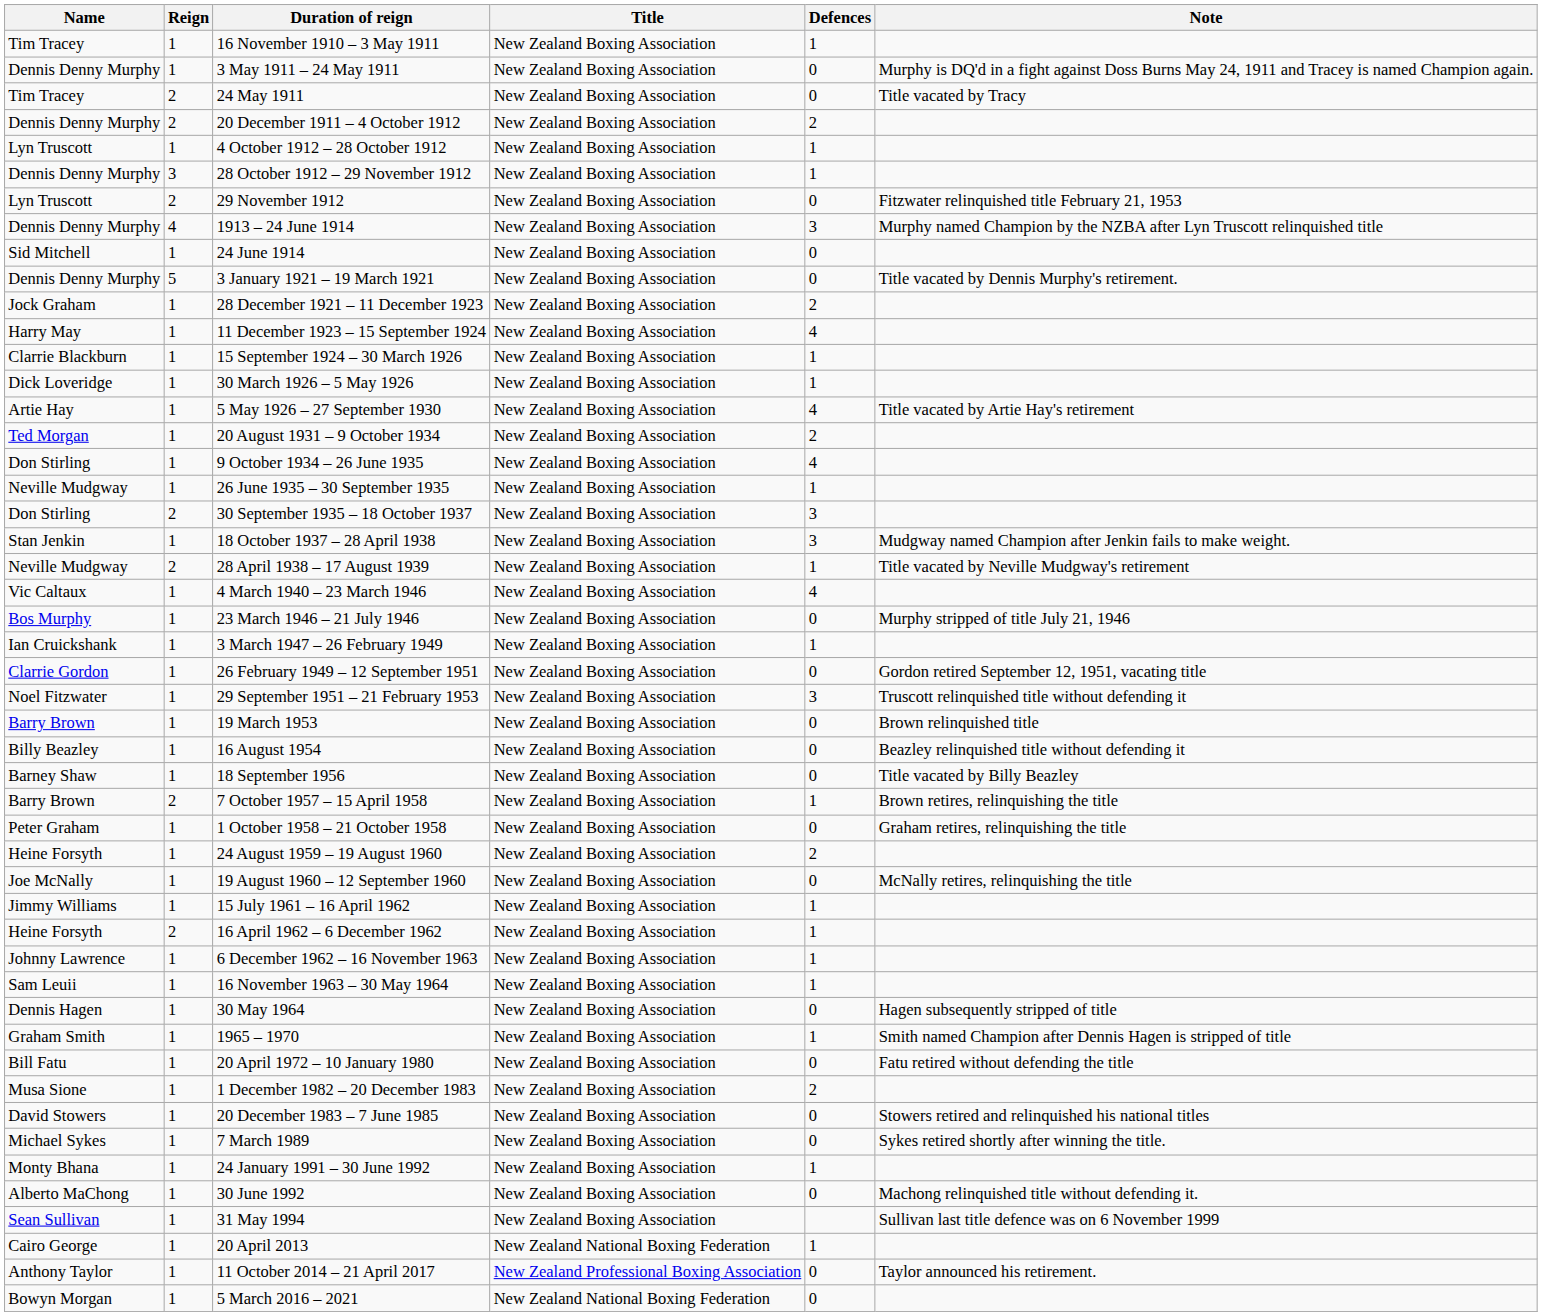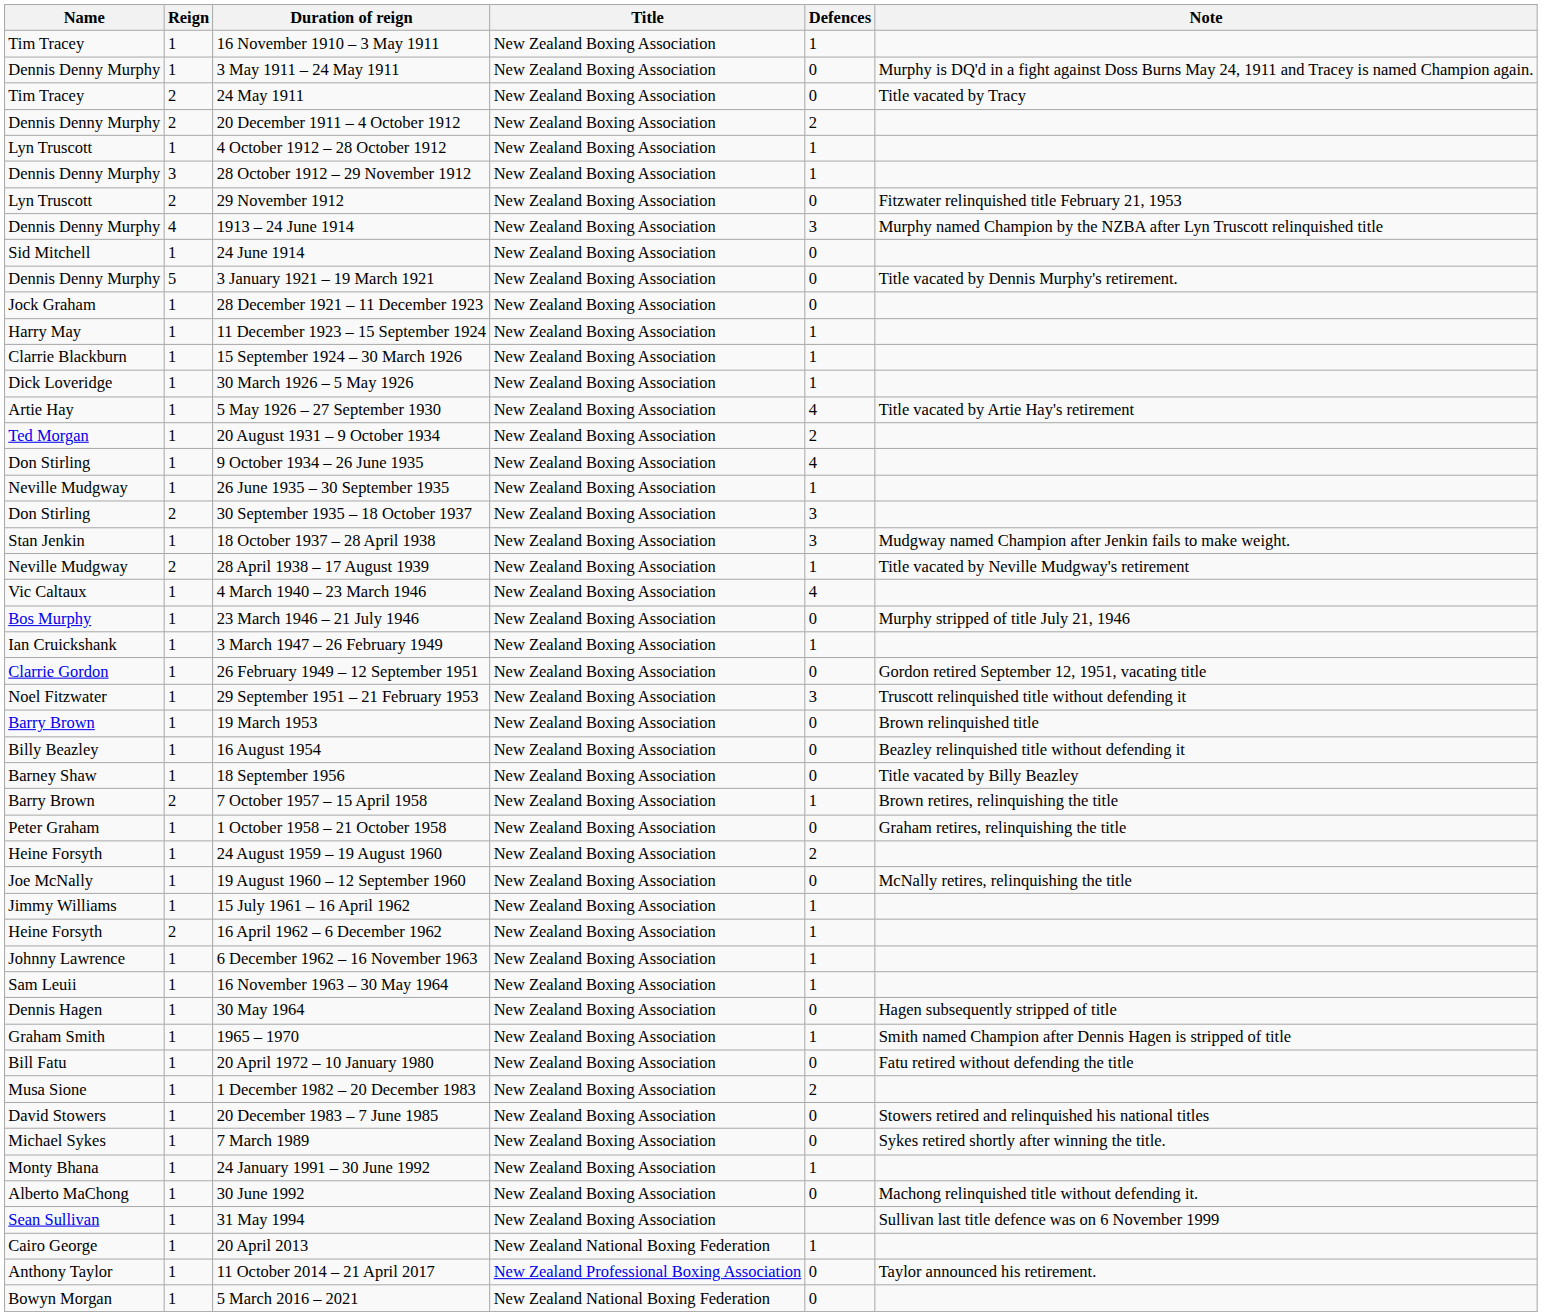(813, 305) 2 -> (813, 305) 0
(813, 331) 4 -> (813, 331) 1
